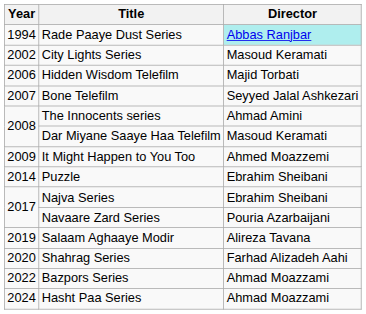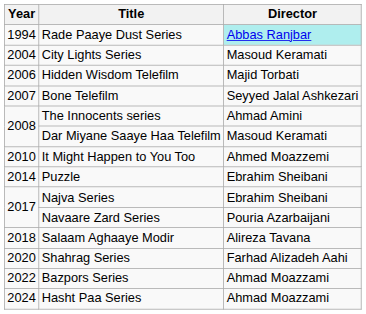(22, 55) 2002 -> (22, 55) 2004
(22, 156) 2009 -> (22, 156) 2010
(22, 237) 2019 -> (22, 237) 2018
